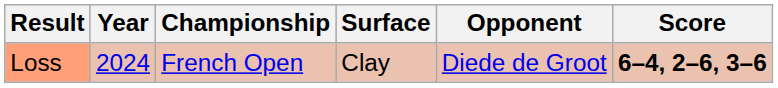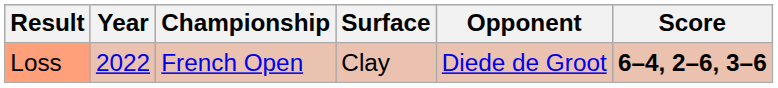(123, 62) 2024 -> (123, 62) 2022
